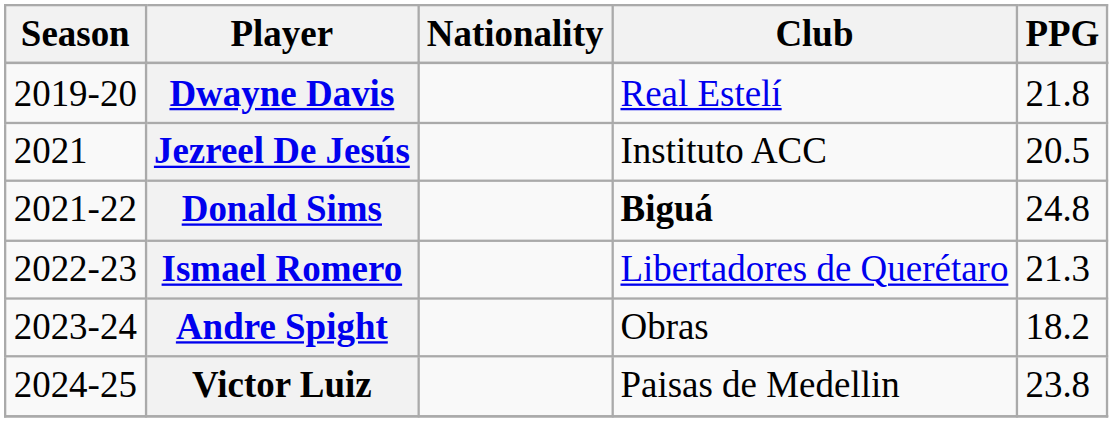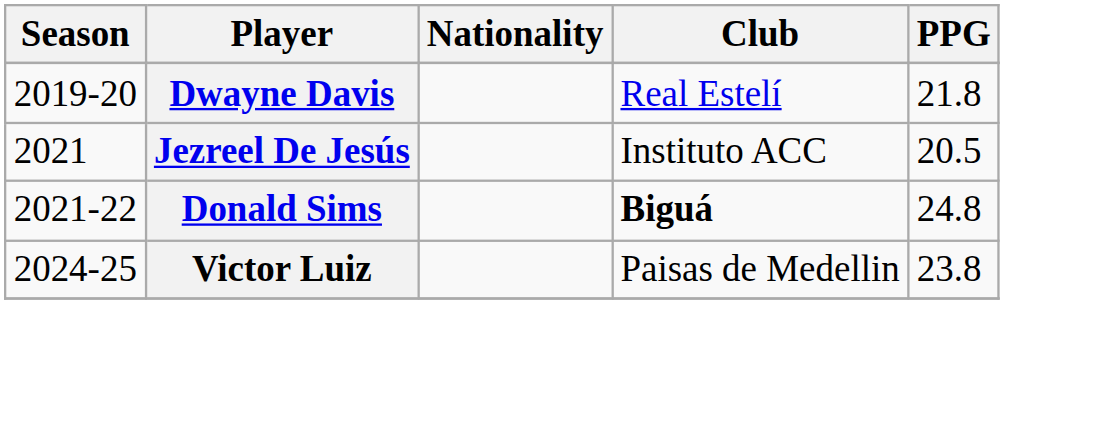- row: (282, 268)
- row: (282, 326)
